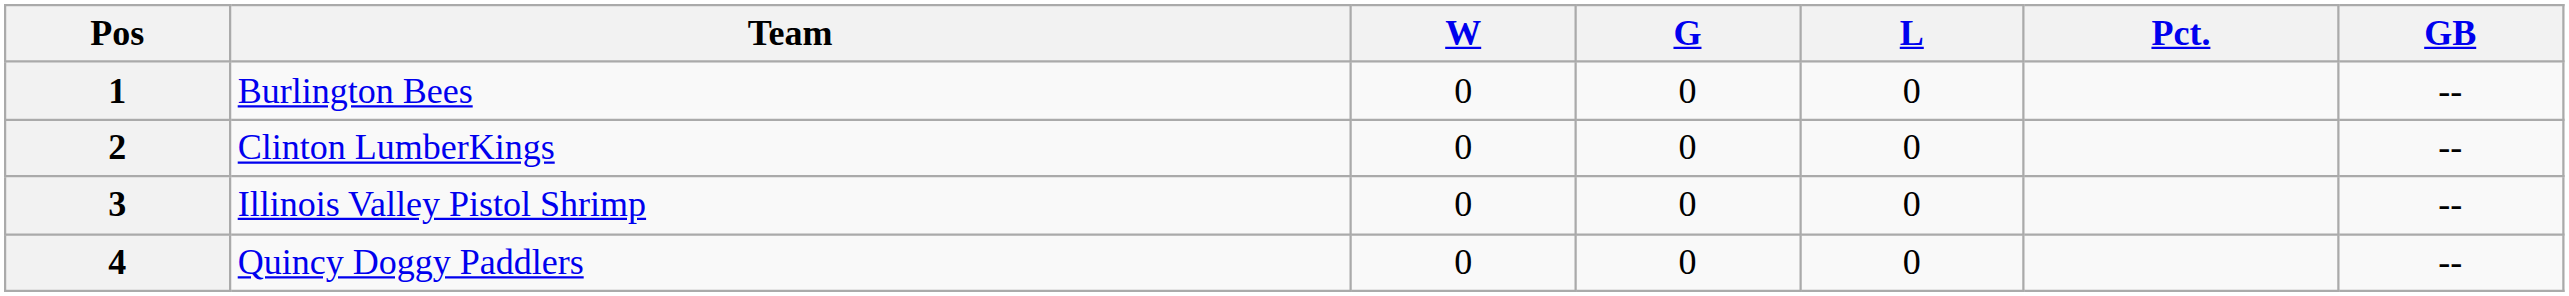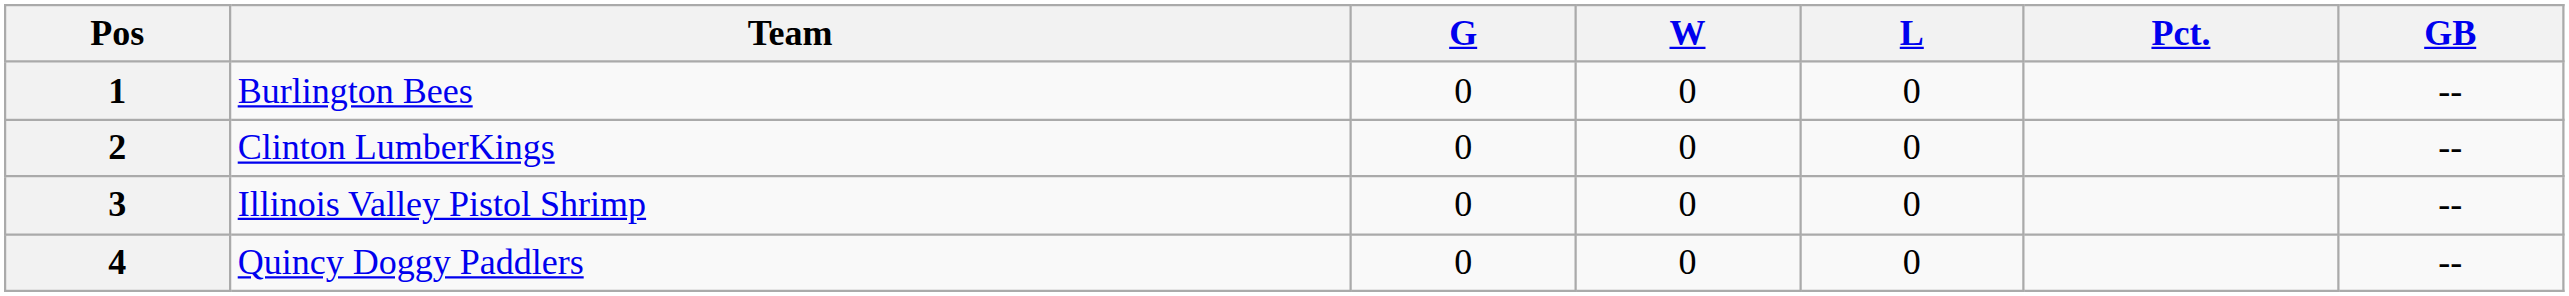columns swapped: (1687, 33) <-> (1463, 33)
